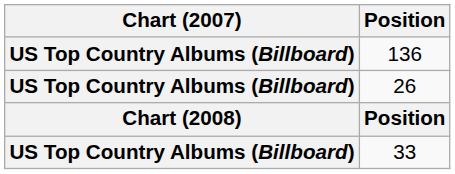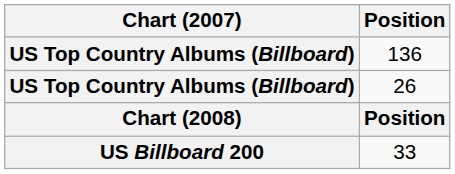(182, 151) US Top Country Albums (Billboard) -> (182, 151) US Billboard 200
